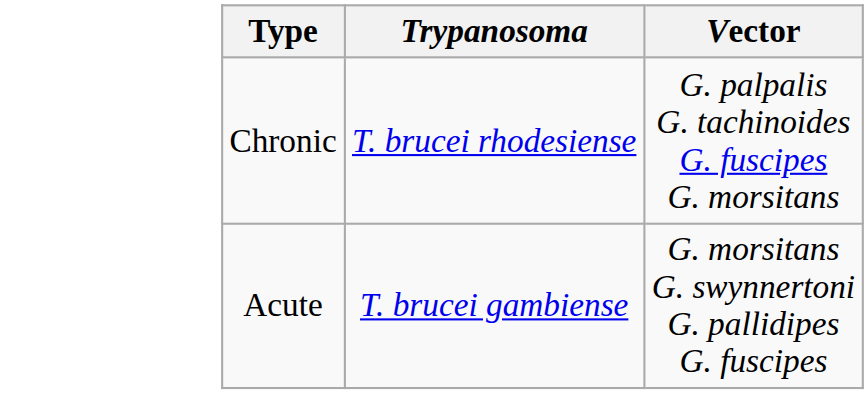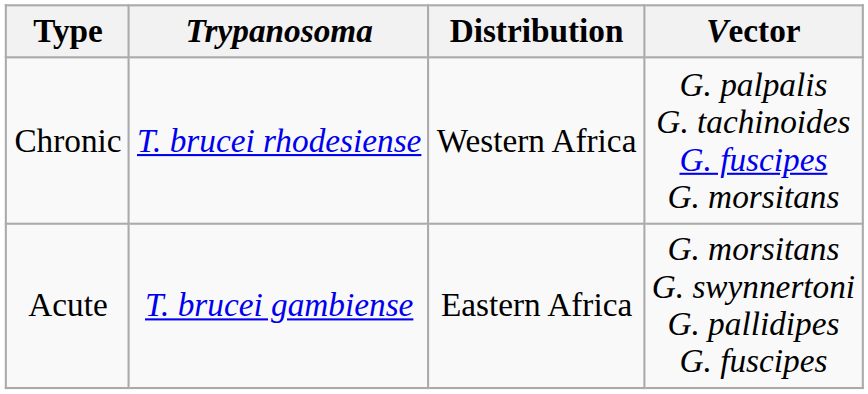+ column: (537, 31)
